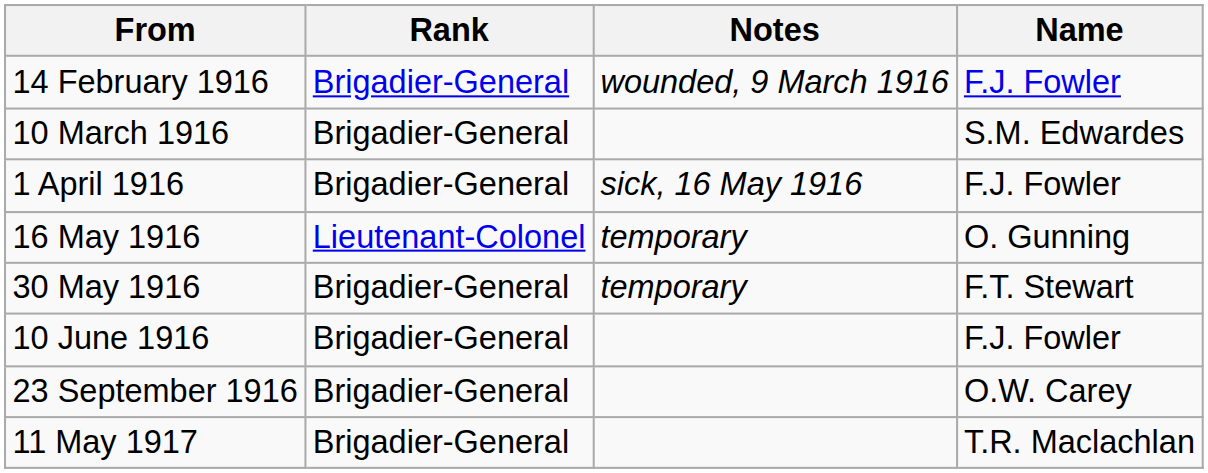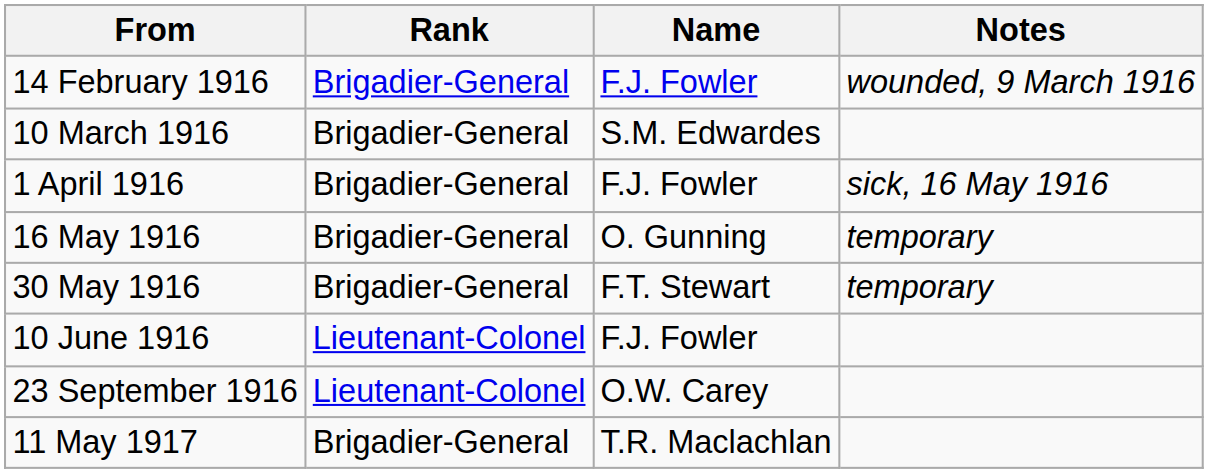columns swapped: (1079, 30) <-> (775, 30)
(449, 236) Lieutenant-Colonel -> (441, 236) Brigadier-General
(441, 339) Brigadier-General -> (449, 339) Lieutenant-Colonel
(441, 390) Brigadier-General -> (449, 390) Lieutenant-Colonel
